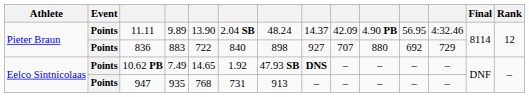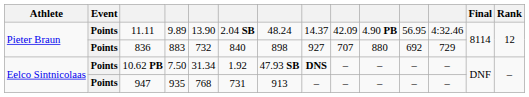(203, 48) 722 -> (203, 48) 732
(177, 66) 7.49 -> (177, 66) 7.50
(203, 66) 14.65 -> (203, 66) 31.34
